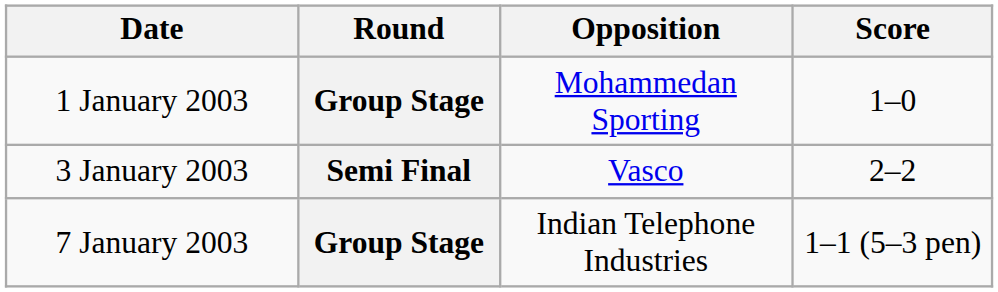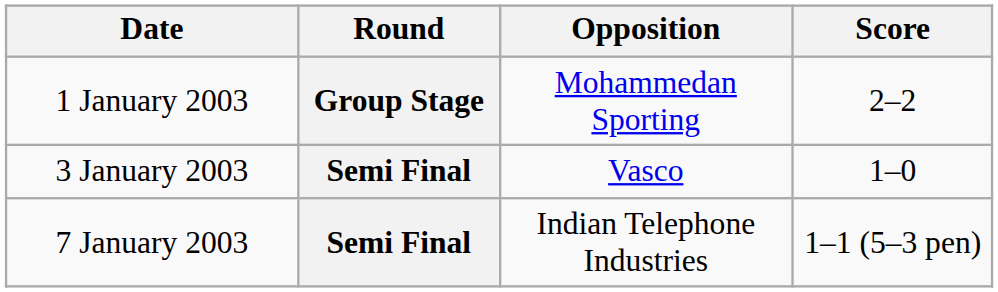(893, 100) 1–0 -> (893, 100) 2–2
(893, 171) 2–2 -> (893, 171) 1–0
(399, 241) Group Stage -> (399, 241) Semi Final
